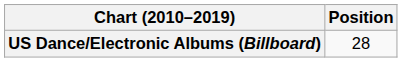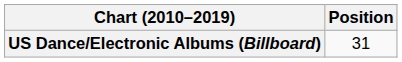(361, 43) 28 -> (361, 43) 31
